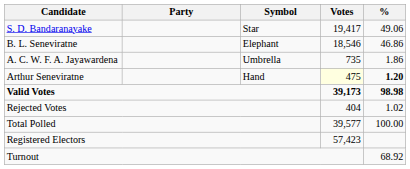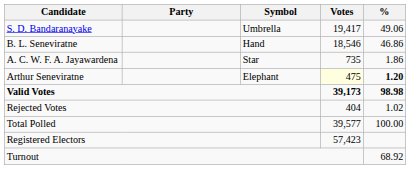(251, 28) Star -> (262, 28) Umbrella
(261, 44) Elephant -> (254, 44) Hand
(262, 60) Umbrella -> (251, 60) Star
(254, 76) Hand -> (261, 76) Elephant
